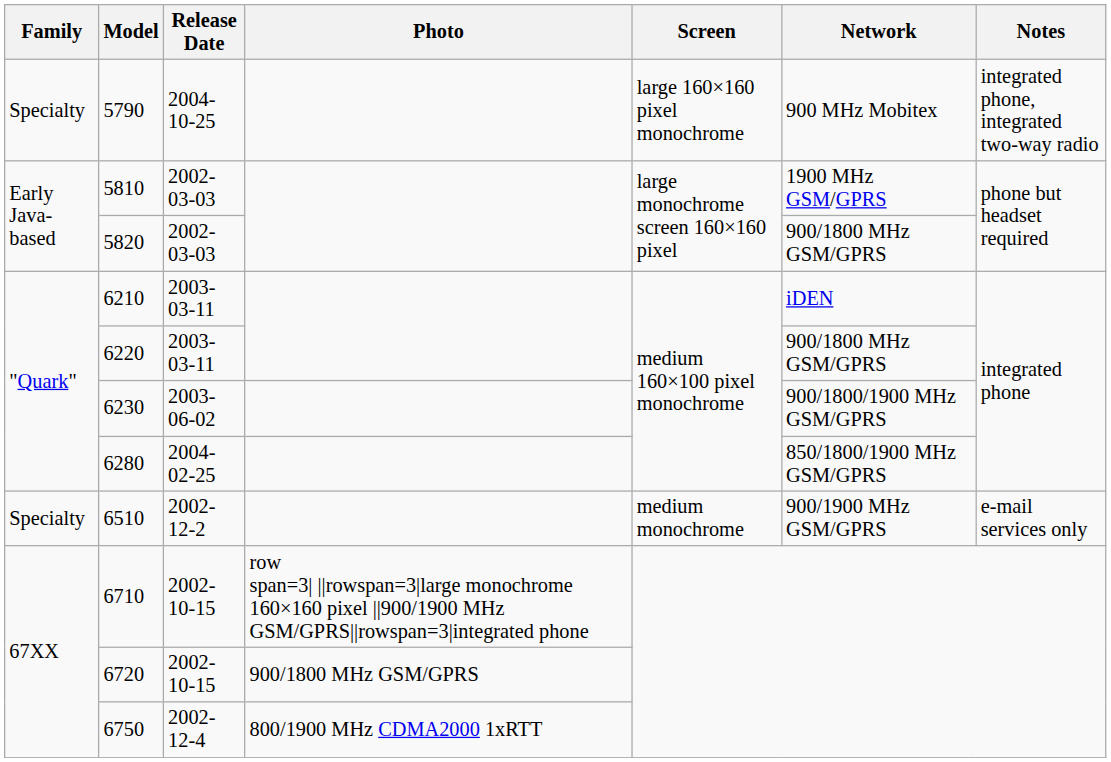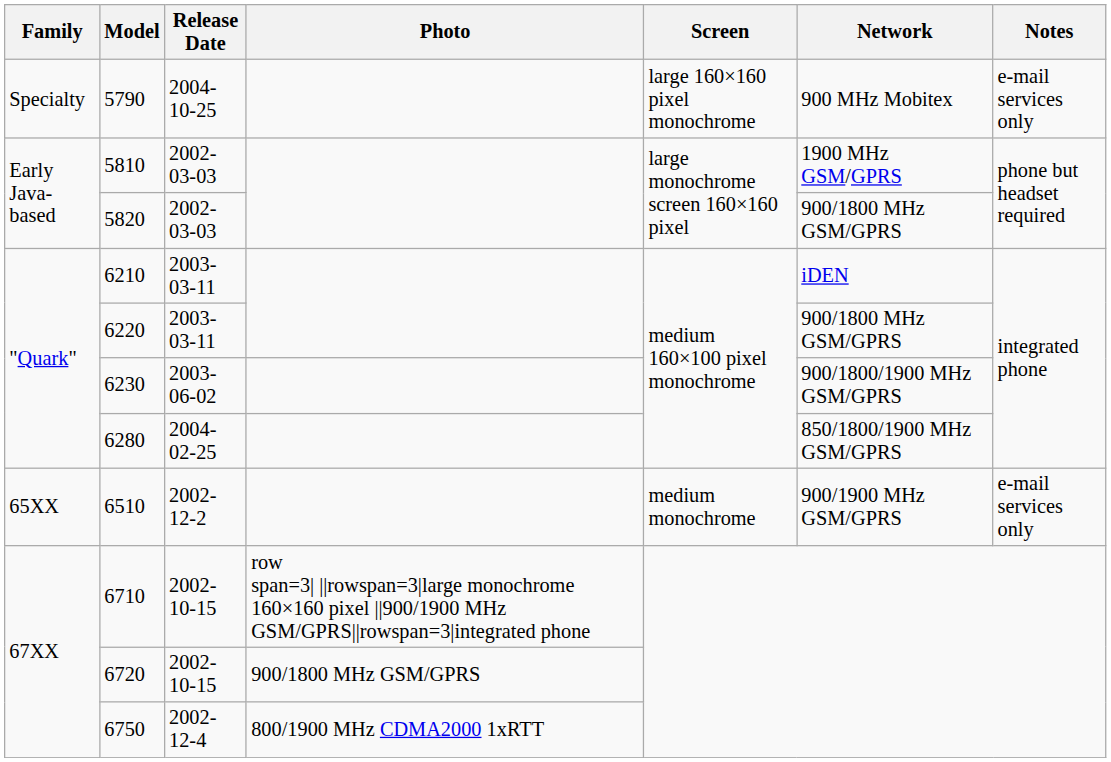(1040, 109) integrated phone, integrated two-way radio -> (1030, 98) e-mail services only
(47, 518) Specialty -> (34, 507) 65XX
